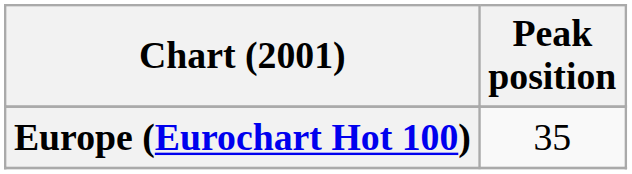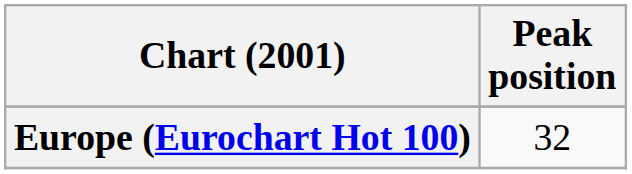(552, 136) 35 -> (552, 136) 32
